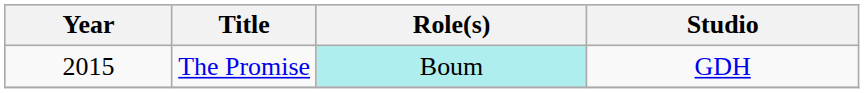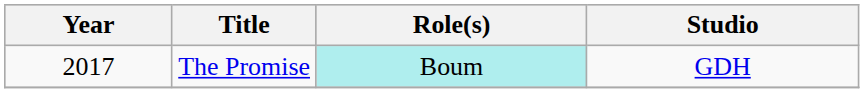(89, 66) 2015 -> (89, 66) 2017
